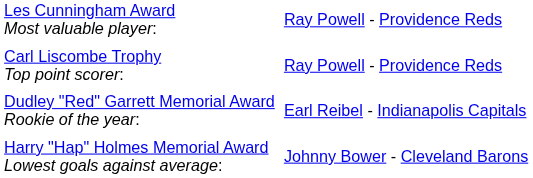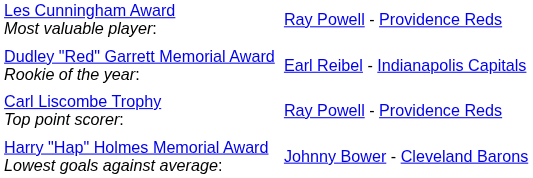rows swapped: (83, 65) <-> (139, 111)
